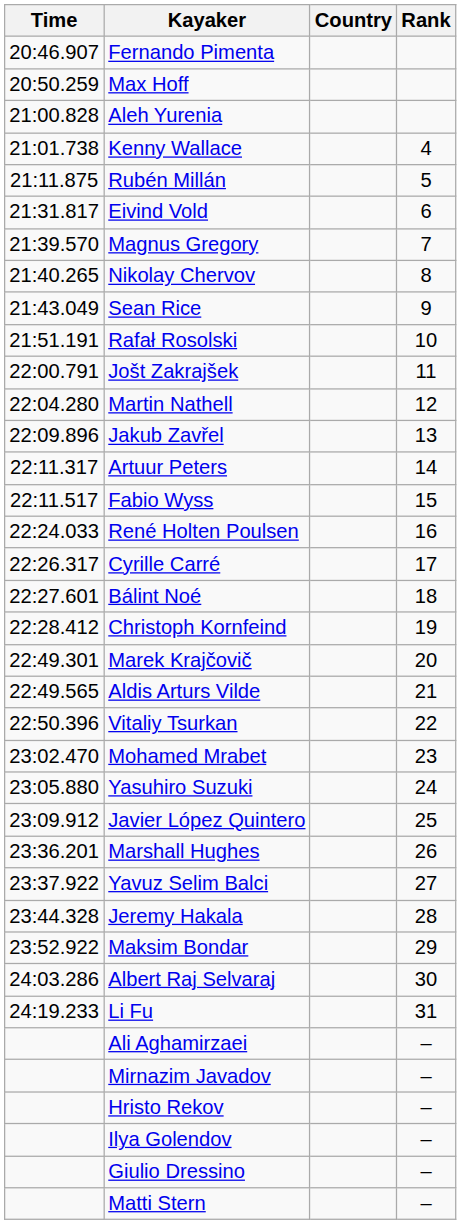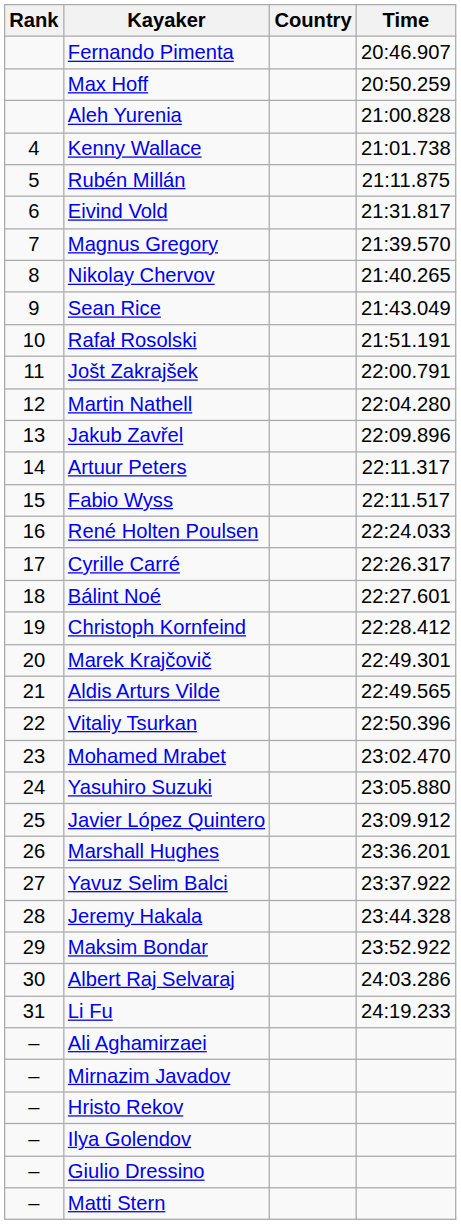columns swapped: (426, 20) <-> (54, 20)
